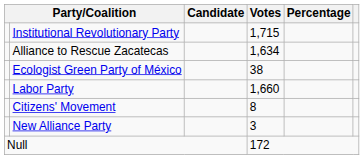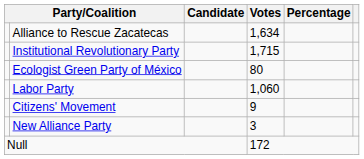rows swapped: (91, 51) <-> (96, 32)
(256, 70) 38 -> (256, 70) 80
(265, 88) 1,660 -> (265, 88) 1,060
(253, 107) 8 -> (253, 107) 9
